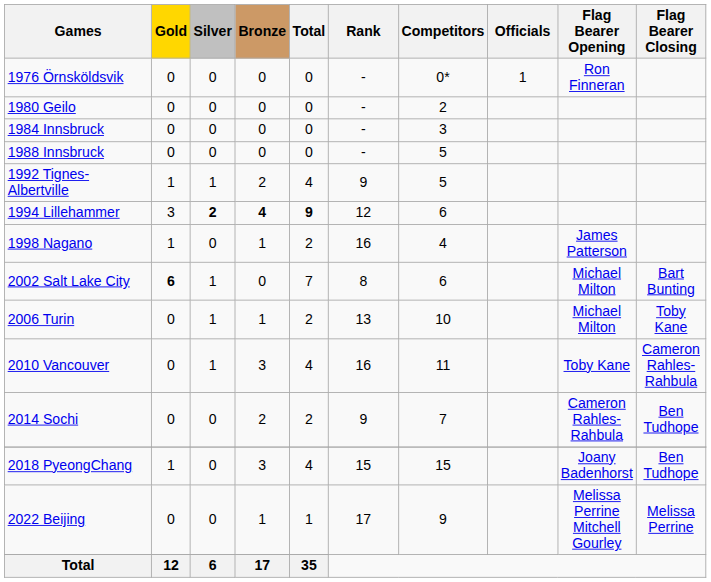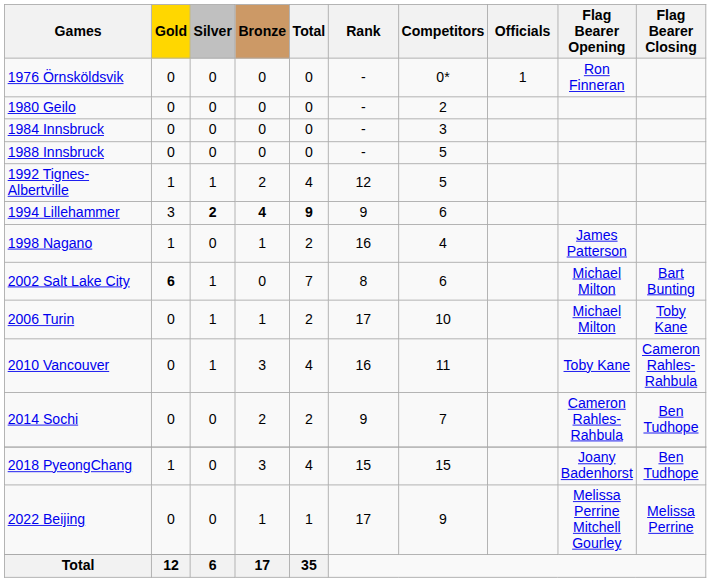(363, 182) 9 -> (363, 182) 12
(363, 213) 12 -> (363, 213) 9
(363, 319) 13 -> (363, 319) 17
